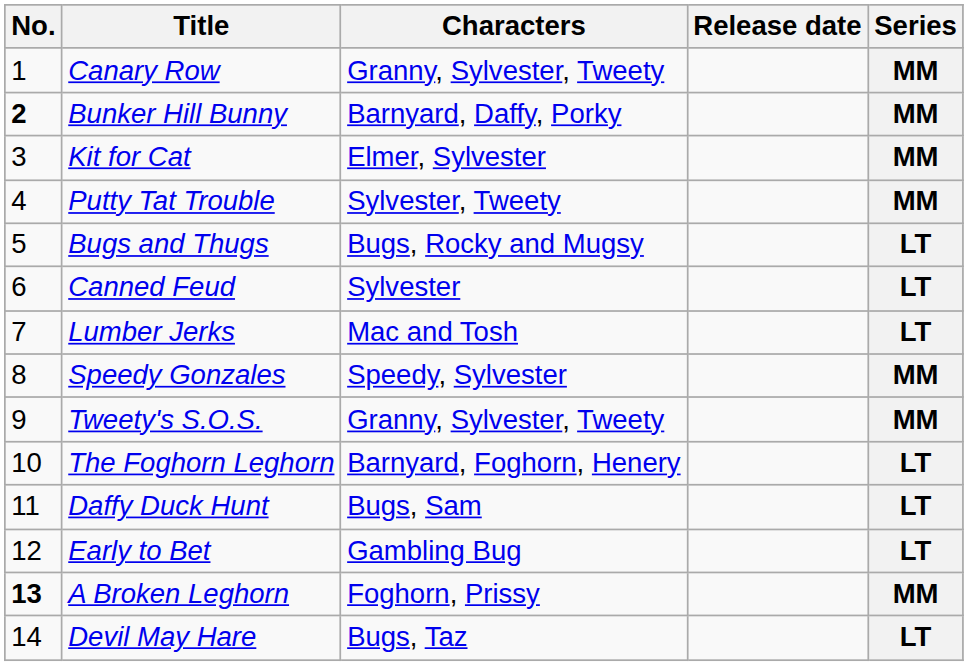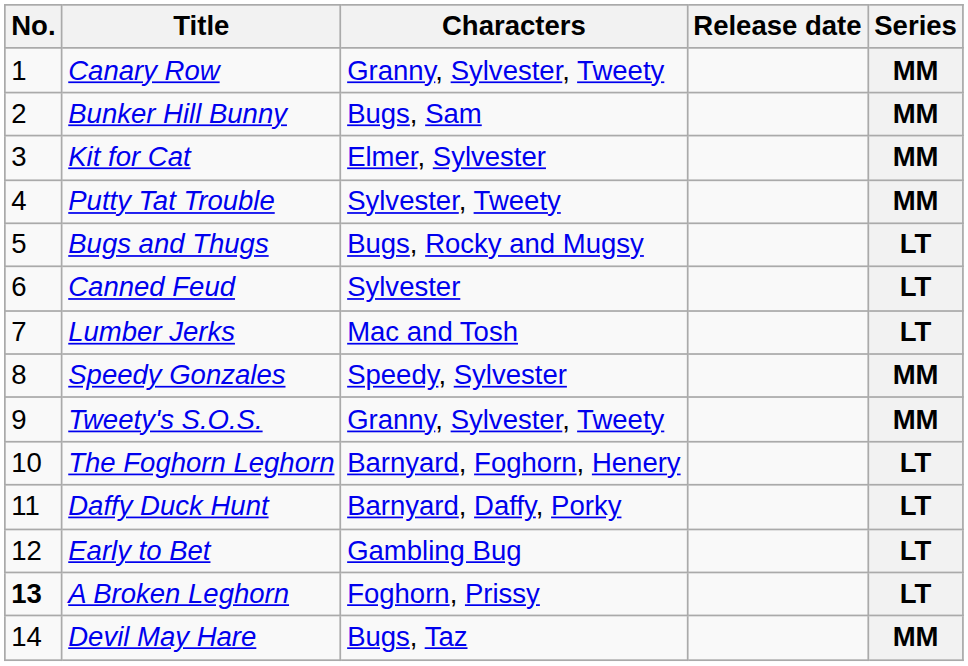(19, 113) bold -> (19, 113) normal
(484, 113) Barnyard, Daffy, Porky -> (414, 113) Bugs, Sam
(414, 506) Bugs, Sam -> (484, 506) Barnyard, Daffy, Porky
(916, 593) MM -> (916, 593) LT
(916, 637) LT -> (916, 637) MM
